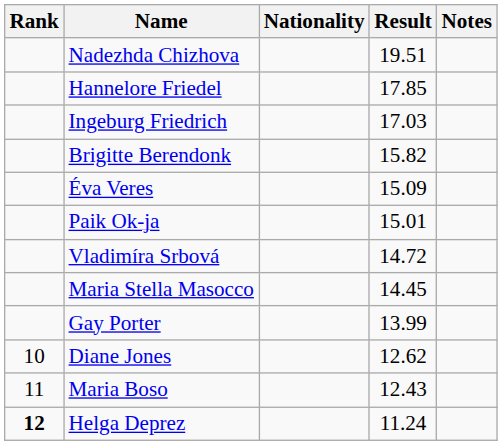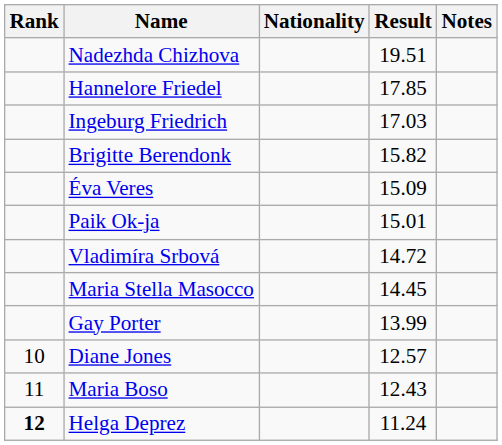(403, 356) 12.62 -> (403, 356) 12.57
